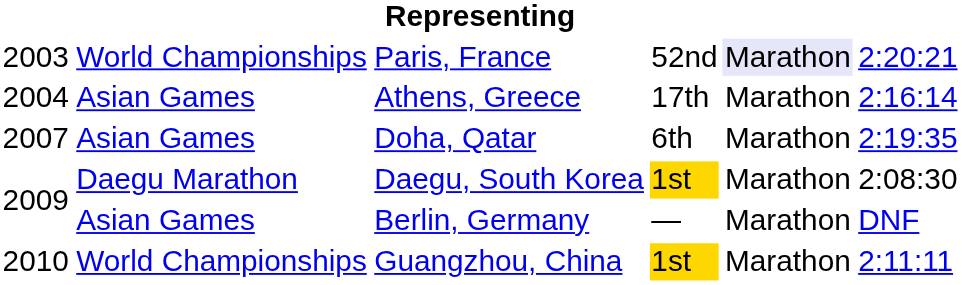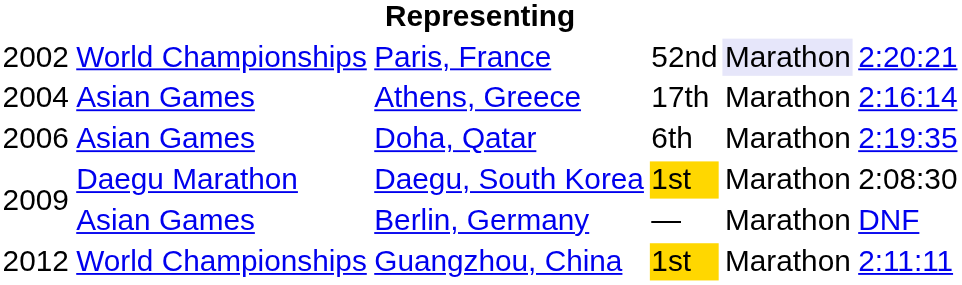(36, 56) 2003 -> (36, 56) 2002
(36, 138) 2007 -> (36, 138) 2006
(36, 261) 2010 -> (36, 261) 2012
